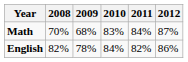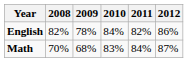rows swapped: (25, 48) <-> (20, 31)
